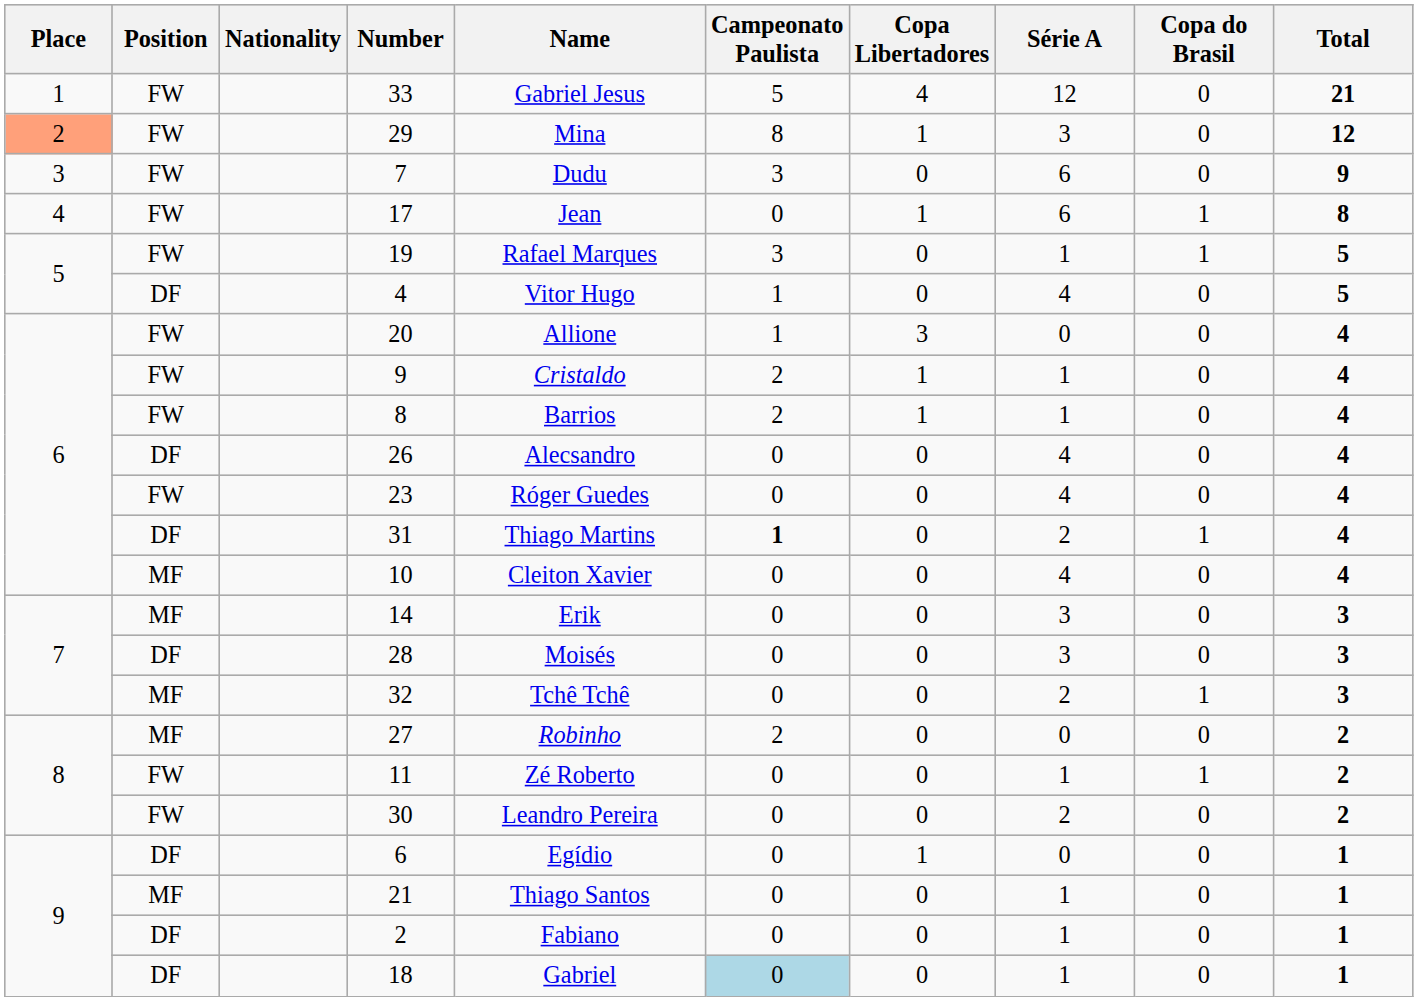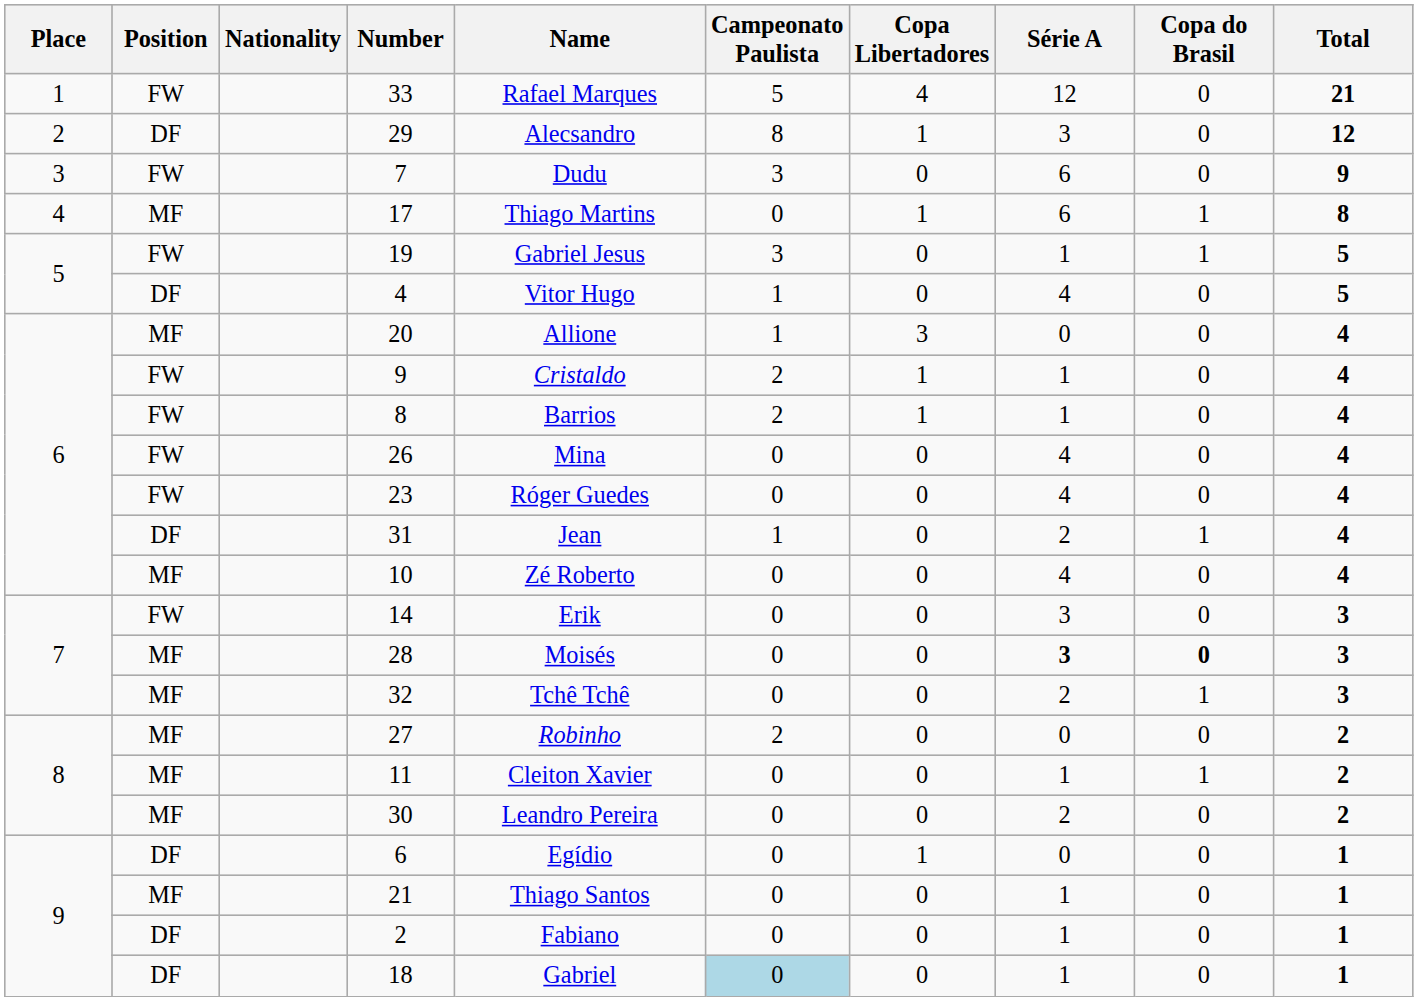(580, 93) Gabriel Jesus -> (580, 93) Rafael Marques
(58, 133) lightsalmon background -> (58, 133) no background
(166, 133) FW -> (166, 133) DF
(580, 133) Mina -> (580, 133) Alecsandro
(166, 213) FW -> (166, 213) MF
(580, 213) Jean -> (580, 213) Thiago Martins
(580, 254) Rafael Marques -> (580, 254) Gabriel Jesus
(166, 334) FW -> (166, 334) MF
(166, 454) DF -> (166, 454) FW
(580, 454) Alecsandro -> (580, 454) Mina
(580, 534) Thiago Martins -> (580, 534) Jean
(777, 534) bold -> (777, 534) normal
(580, 574) Cleiton Xavier -> (580, 574) Zé Roberto
(166, 614) MF -> (166, 614) FW
(166, 655) DF -> (166, 655) MF
(1065, 655) normal -> (1065, 655) bold
(1204, 655) normal -> (1204, 655) bold
(166, 775) FW -> (166, 775) MF
(580, 775) Zé Roberto -> (580, 775) Cleiton Xavier
(166, 815) FW -> (166, 815) MF
